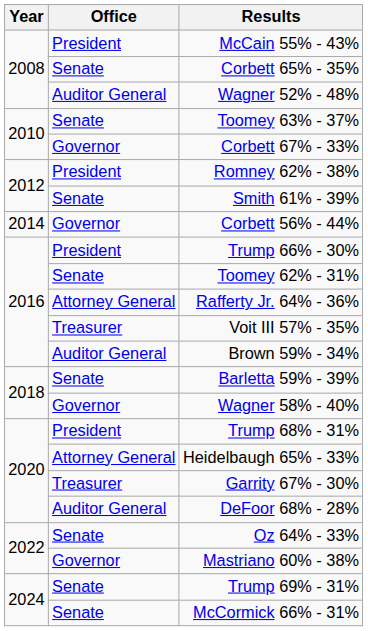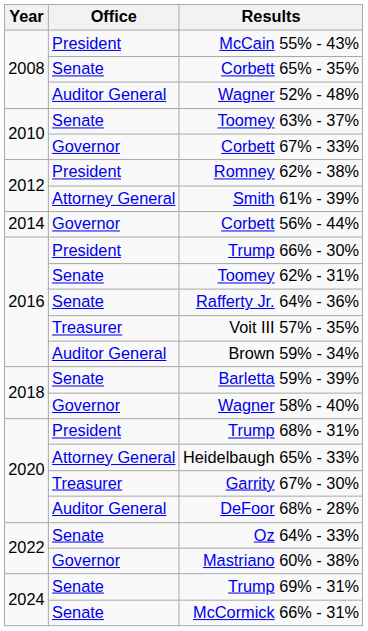(78, 198) Senate -> (114, 198) Attorney General
(114, 302) Attorney General -> (78, 302) Senate
